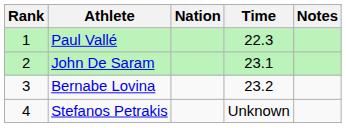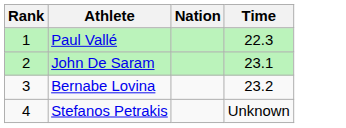- column: (317, 16)
